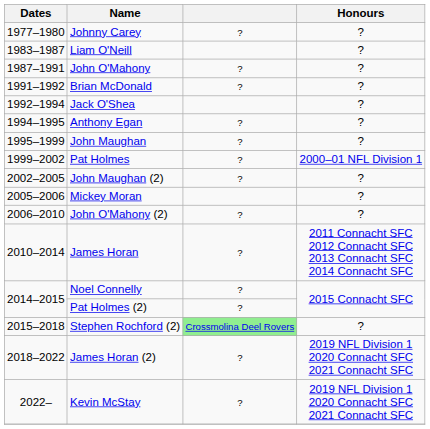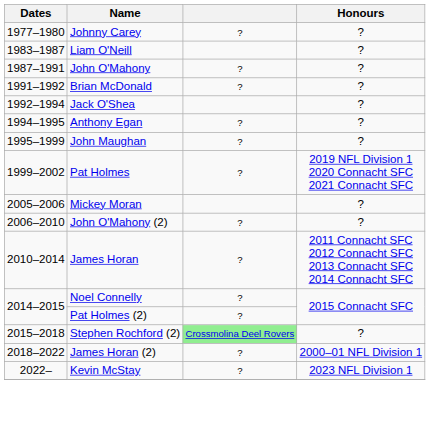(361, 159) 2000–01 NFL Division 1 -> (361, 172) 2019 NFL Division 1 2020 Connacht SFC 2021 Connacht SFC
- row: (117, 178)
(361, 357) 2019 NFL Division 1 2020 Connacht SFC 2021 Connacht SFC -> (361, 352) 2000–01 NFL Division 1
(361, 401) 2019 NFL Division 1 2020 Connacht SFC 2021 Connacht SFC -> (361, 370) 2023 NFL Division 1
